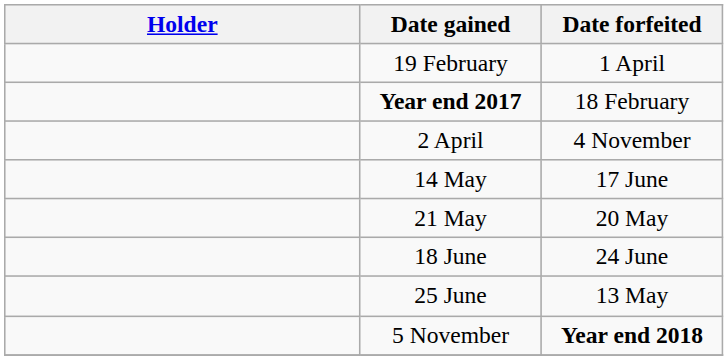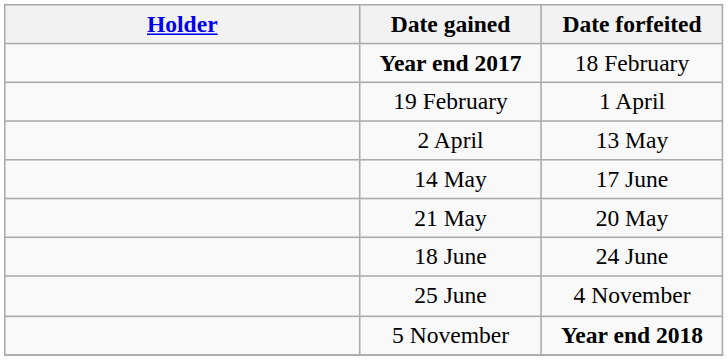rows swapped: (451, 101) <-> (451, 62)
(632, 140) 4 November -> (632, 140) 13 May
(632, 296) 13 May -> (632, 296) 4 November
